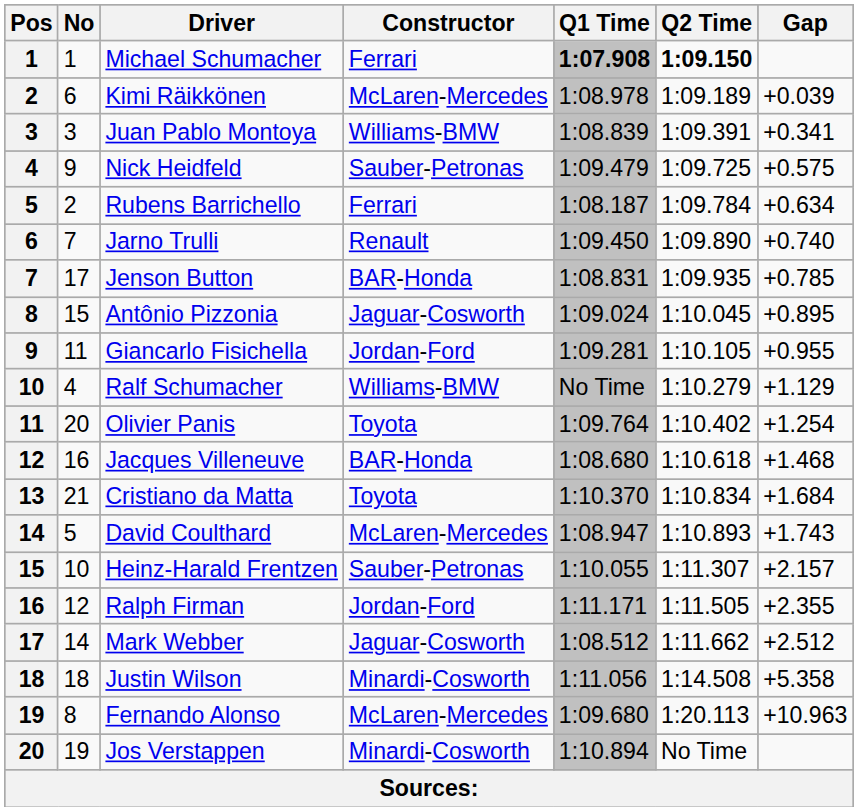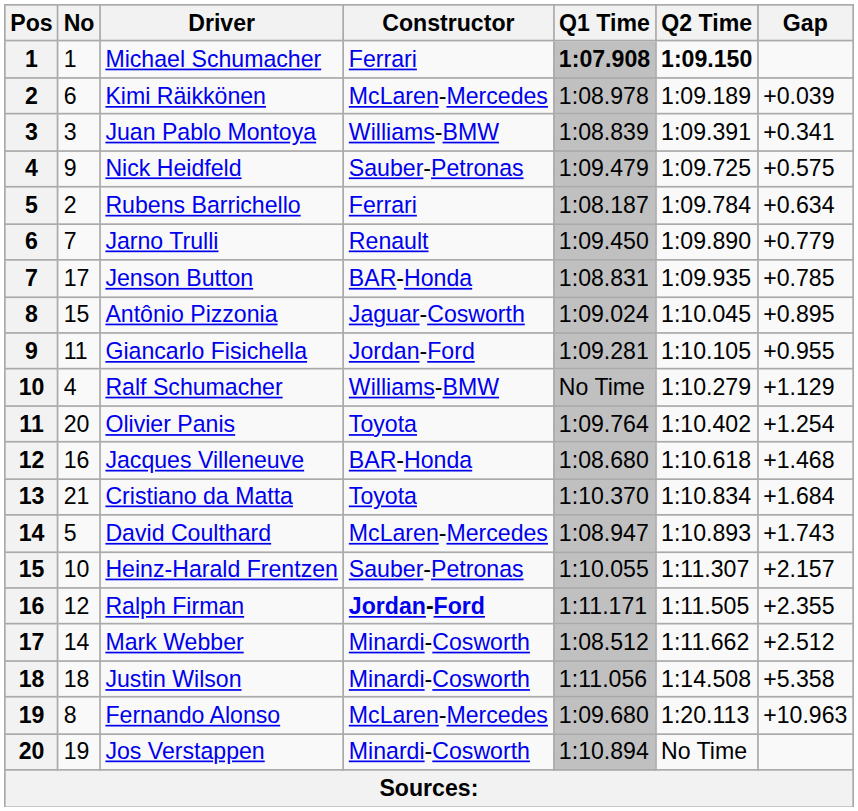(799, 241) +0.740 -> (799, 241) +0.779
(412, 606) normal -> (417, 606) bold
(437, 642) Jaguar-Cosworth -> (439, 642) Minardi-Cosworth
